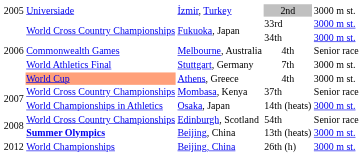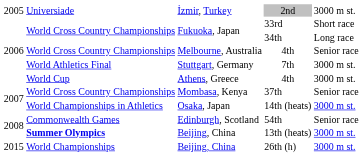(335, 24) 3000 m st. -> (334, 24) Short race
(335, 37) 3000 m st. -> (334, 37) Long race
(73, 51) Commonwealth Games -> (101, 51) World Cross Country Championships
(48, 78) lightsalmon background -> (48, 78) no background
(101, 119) World Cross Country Championships -> (73, 119) Commonwealth Games
(14, 147) 2012 -> (14, 147) 2015
